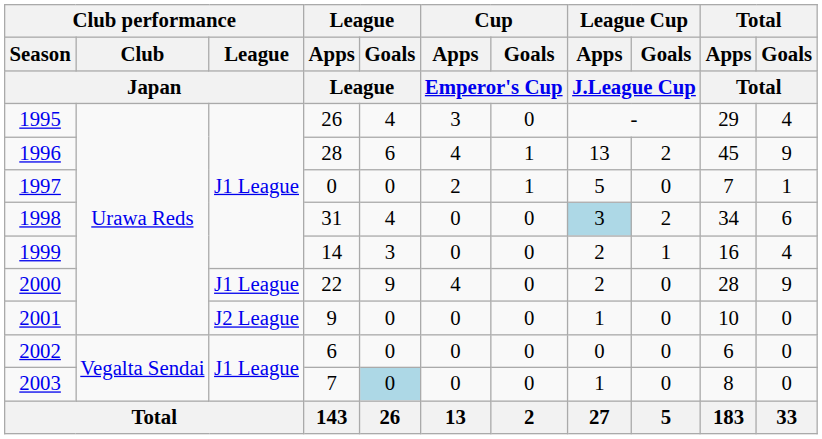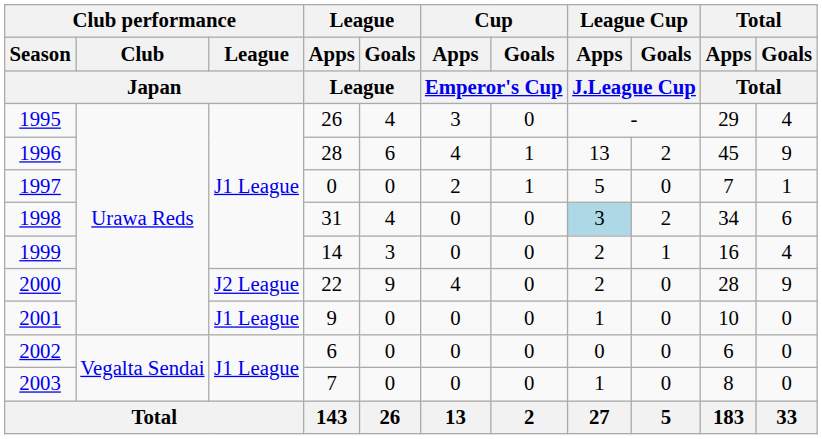(257, 284) J1 League -> (257, 284) J2 League
(257, 317) J2 League -> (257, 317) J1 League
(390, 383) lightblue background -> (390, 383) no background
